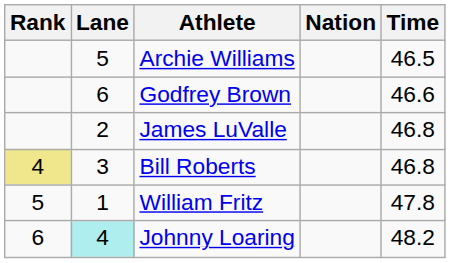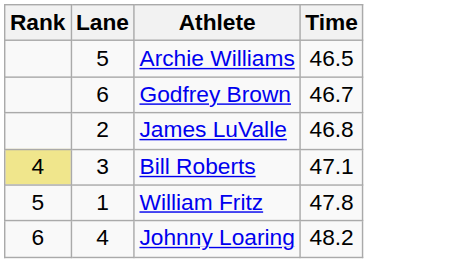- column: (341, 22)
(413, 94) 46.6 -> (332, 94) 46.7
(413, 166) 46.8 -> (332, 166) 47.1
(102, 238) paleturquoise background -> (102, 238) no background
